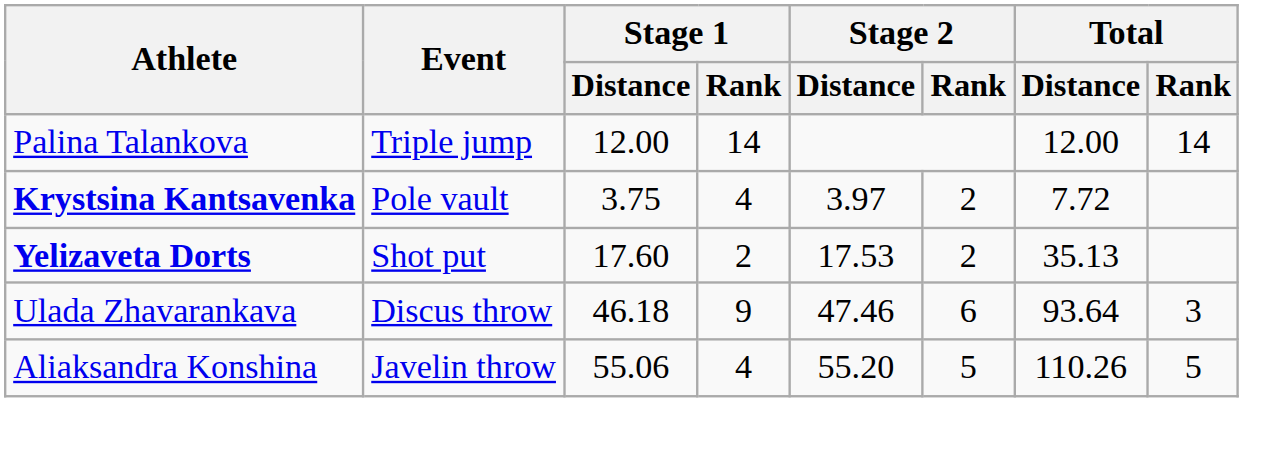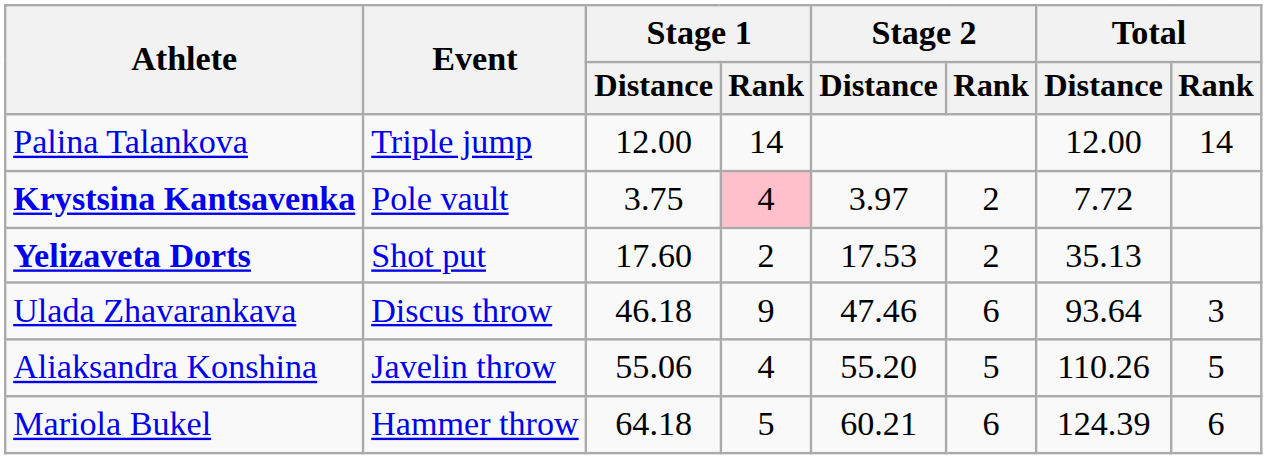(743, 198) no background -> (766, 198) pink background
+ row: (112, 424)
